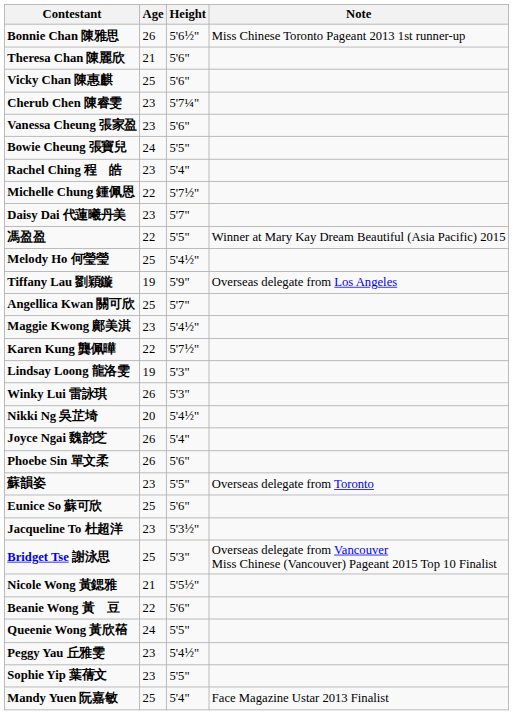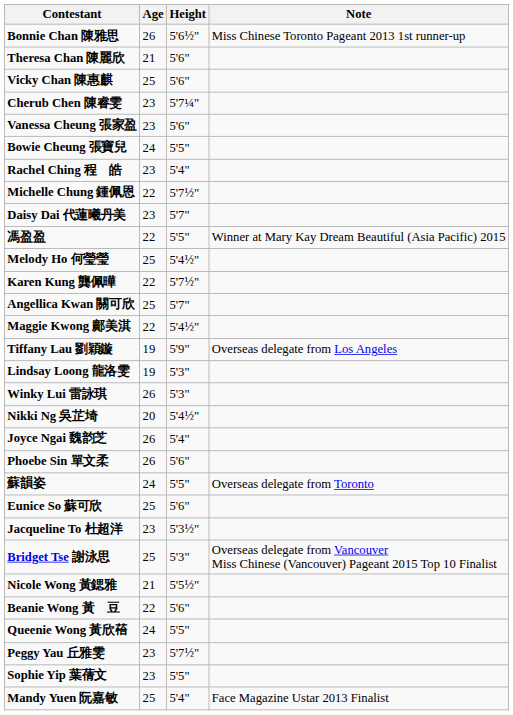rows swapped: (62, 349) <-> (60, 281)
(149, 327) 23 -> (149, 327) 22
(149, 484) 23 -> (149, 484) 24
(184, 653) 5'4½" -> (184, 653) 5'7½"
